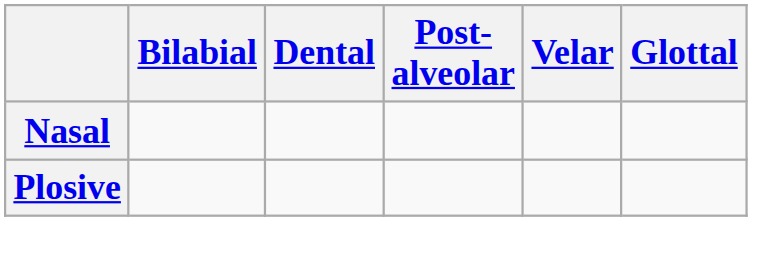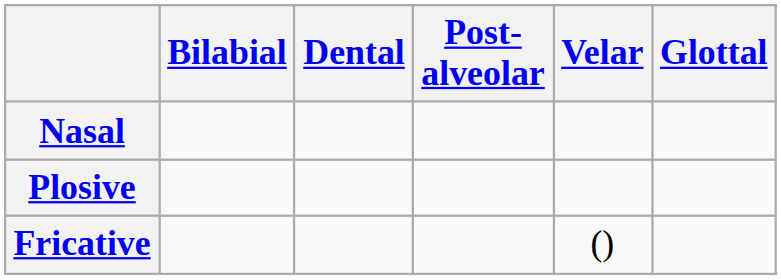+ row: (82, 243)
